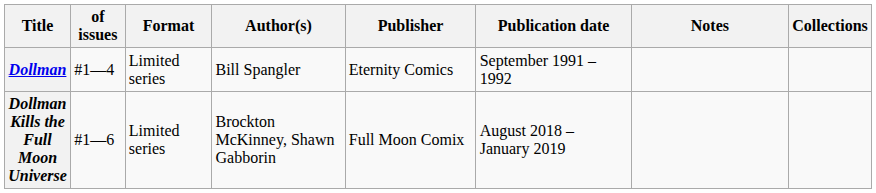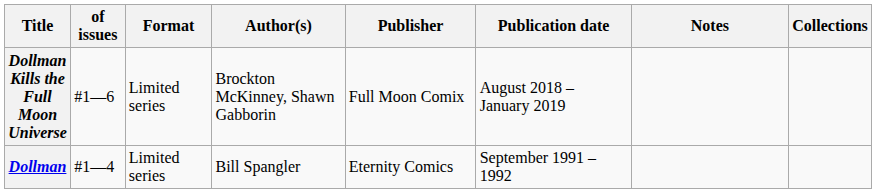rows swapped: (38, 69) <-> (38, 139)
